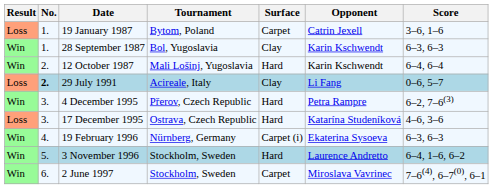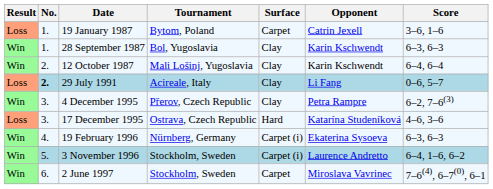(272, 64) Hard -> (272, 64) Clay
(272, 101) Hard -> (272, 101) Clay
(272, 154) Hard -> (282, 154) Carpet (i)
